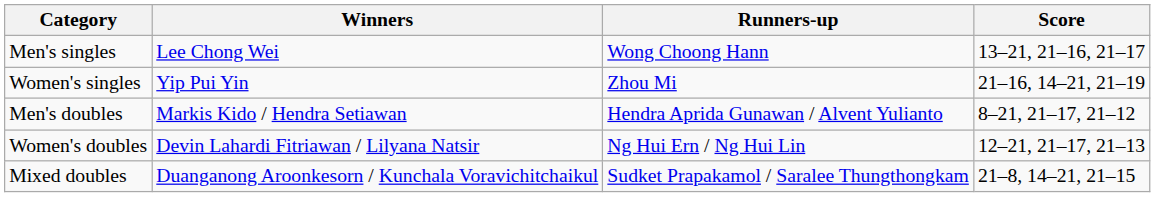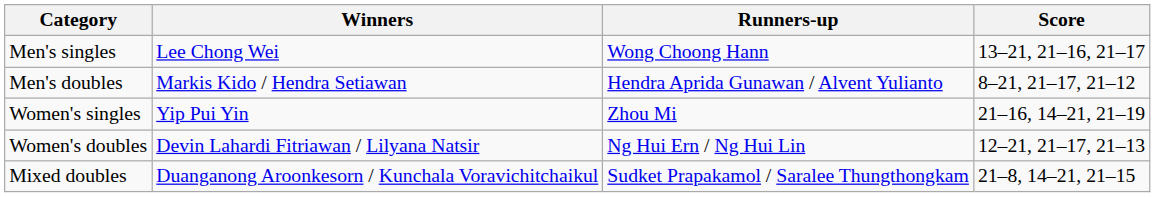rows swapped: (75, 82) <-> (66, 113)
